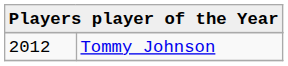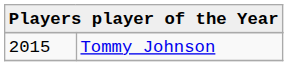(30, 47) 2012 -> (30, 47) 2015
